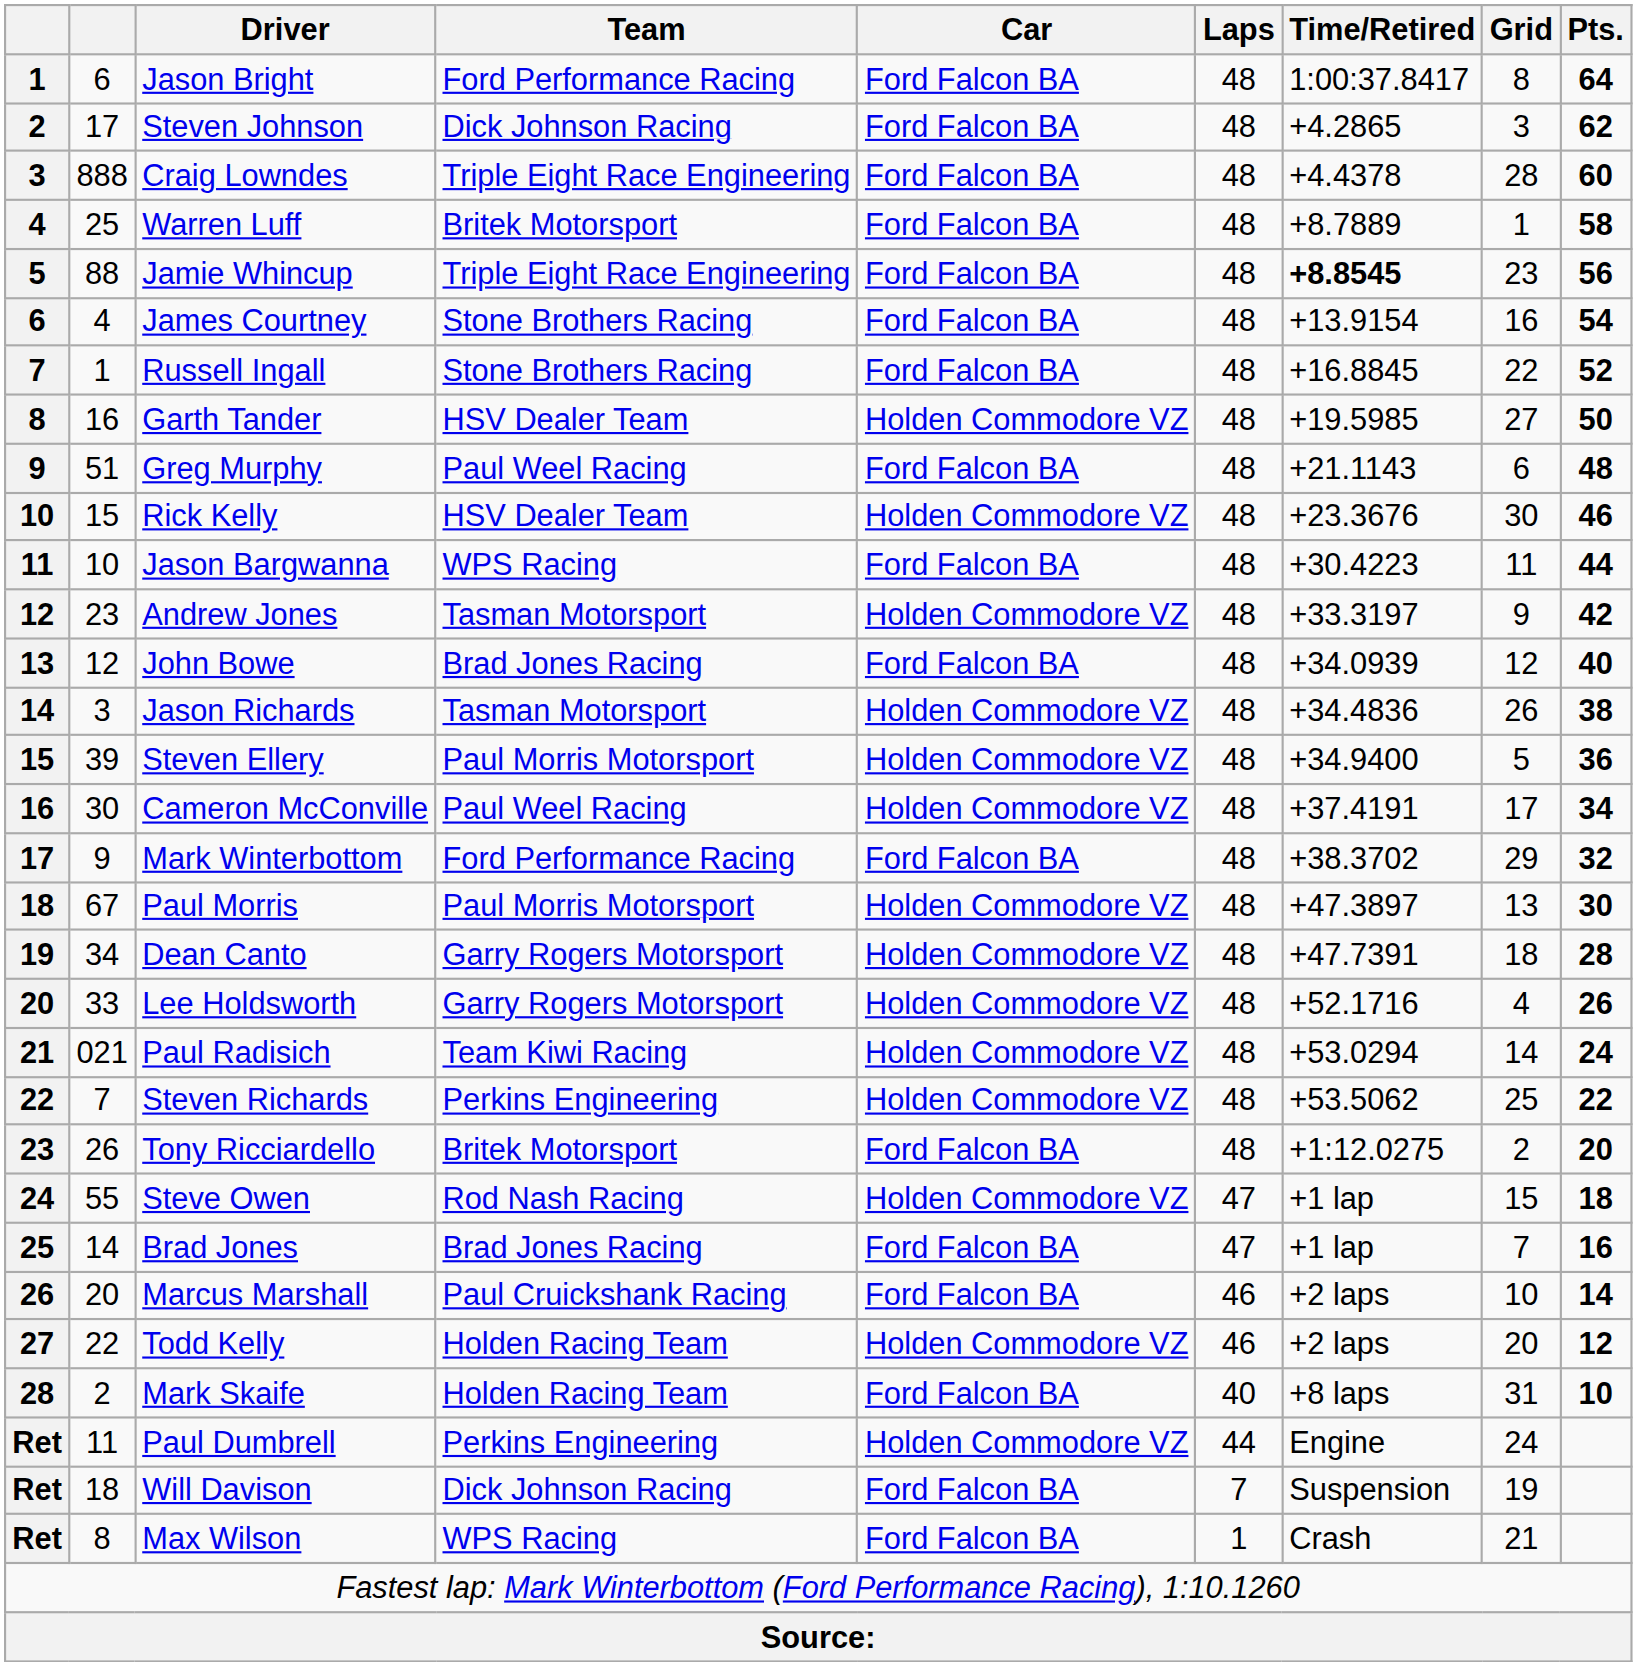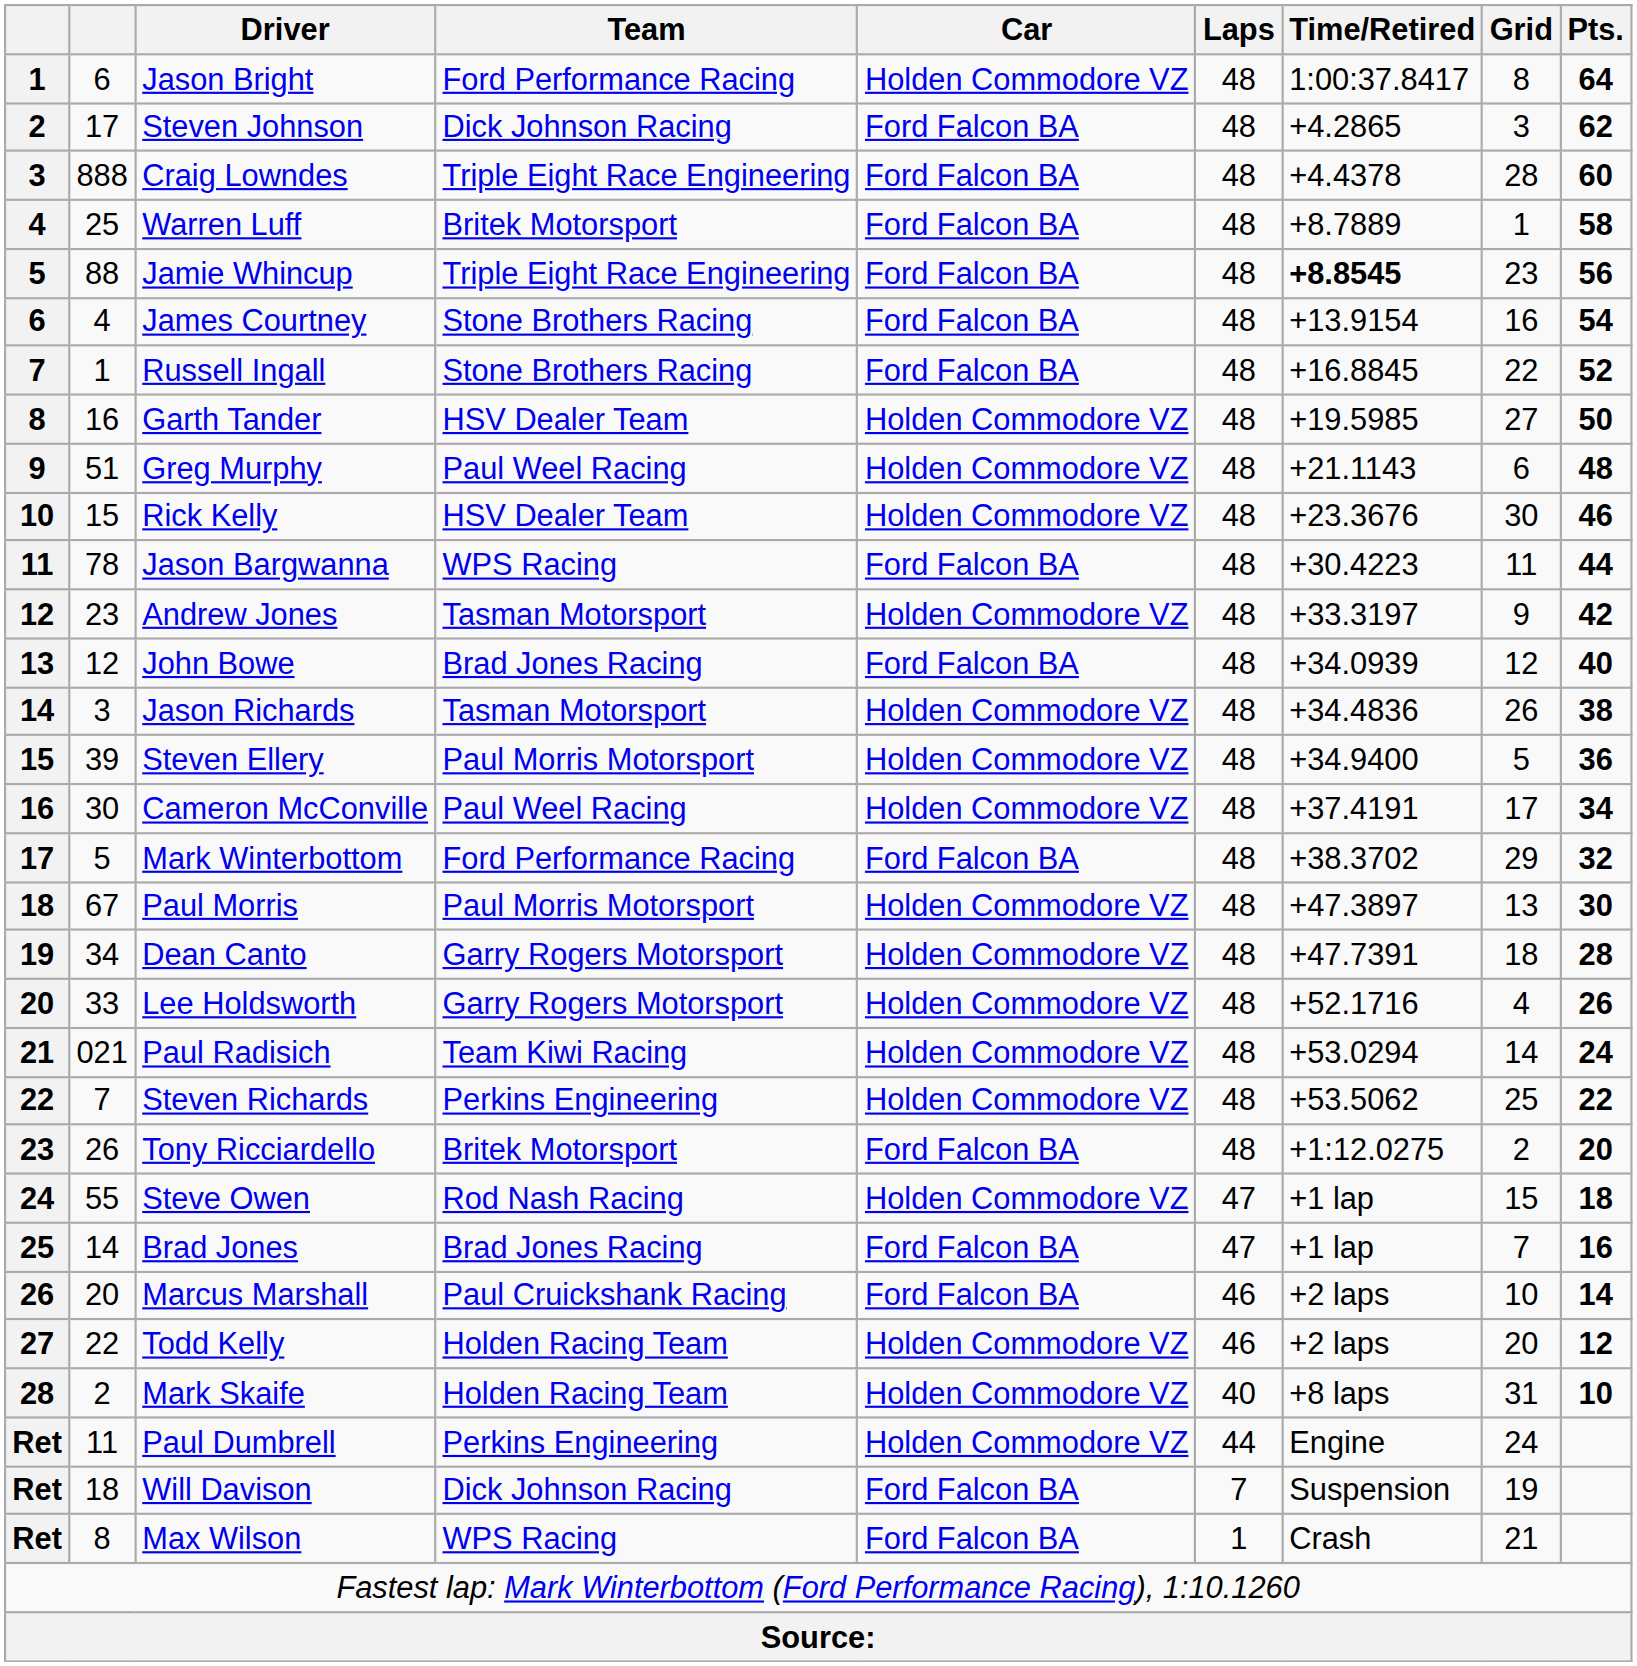(972, 78) Ford Falcon BA -> (1027, 78) Holden Commodore VZ
(972, 468) Ford Falcon BA -> (1027, 468) Holden Commodore VZ
(102, 565) 10 -> (102, 565) 78
(102, 857) 9 -> (102, 857) 5
(972, 1393) Ford Falcon BA -> (1027, 1393) Holden Commodore VZ
